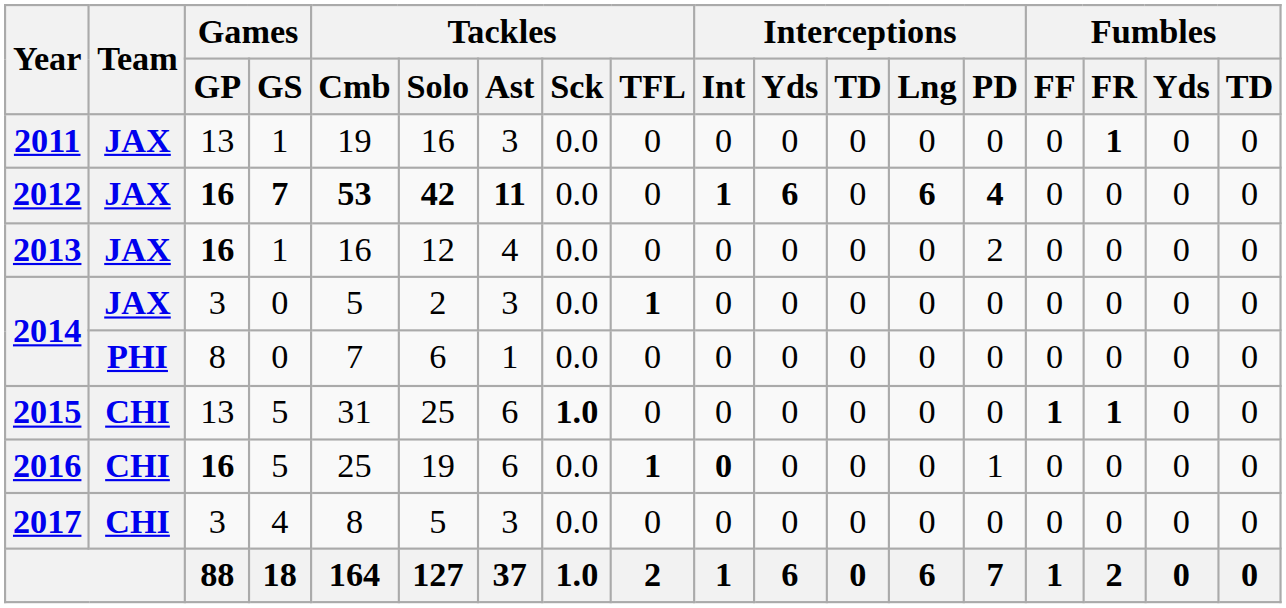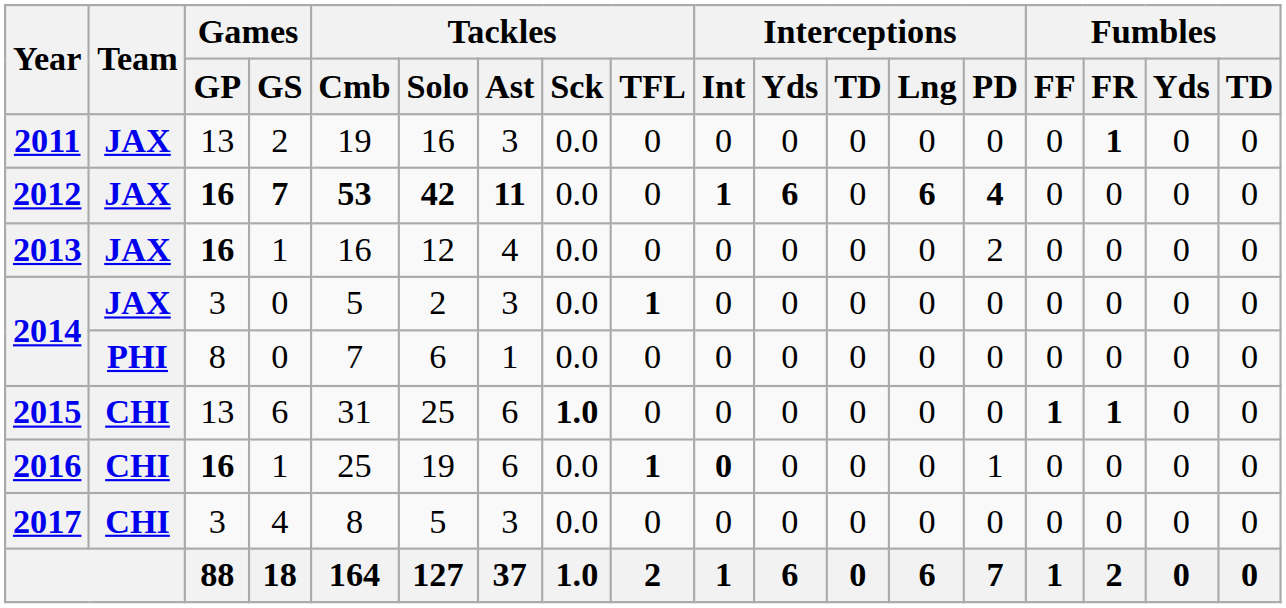(280, 140) 1 -> (280, 140) 2
(280, 411) 5 -> (280, 411) 6
(280, 466) 5 -> (280, 466) 1
